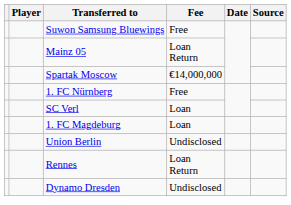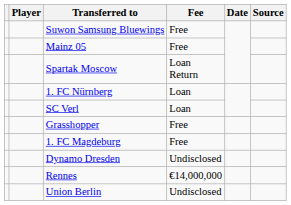(184, 52) Loan Return -> (179, 46) Free
(196, 74) €14,000,000 -> (184, 69) Loan Return
(179, 91) Free -> (180, 91) Loan
+ row: (73, 125)
(180, 125) Loan -> (179, 141) Free
rows swapped: (83, 187) <-> (74, 141)
(184, 164) Loan Return -> (196, 175) €14,000,000
